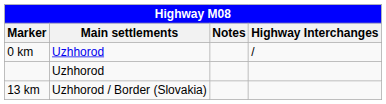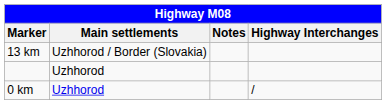rows swapped: (20, 52) <-> (23, 90)
